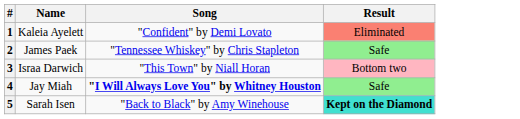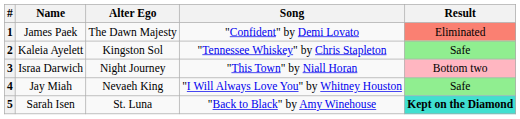+ column: (133, 13)
(51, 31) Kaleia Ayelett -> (51, 31) James Paek
(51, 50) James Paek -> (51, 50) Kaleia Ayelett
(205, 86) bold -> (292, 86) normal
